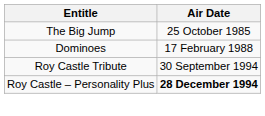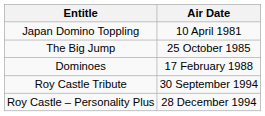+ row: (81, 31)
(209, 84) bold -> (209, 102) normal
